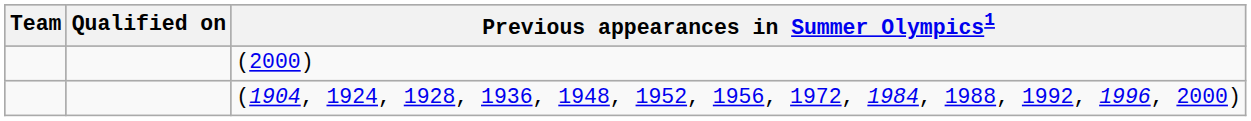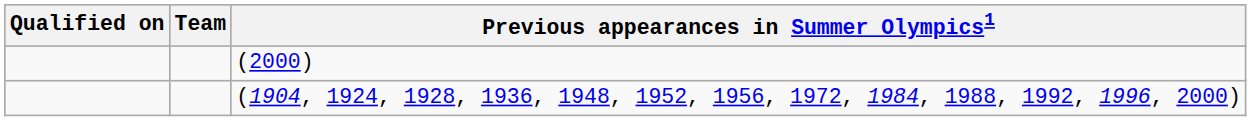columns swapped: (36, 25) <-> (149, 25)
